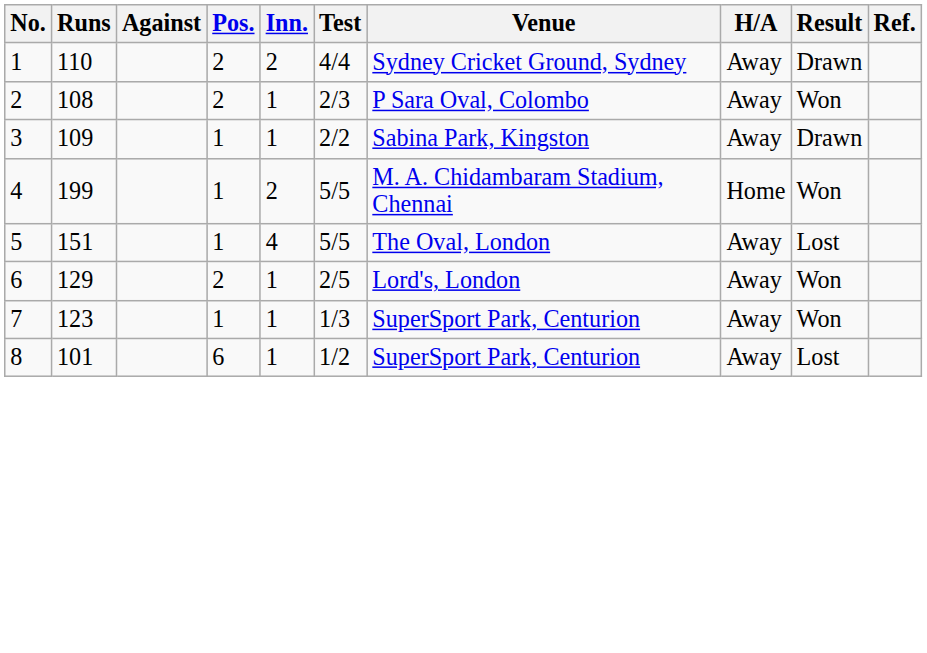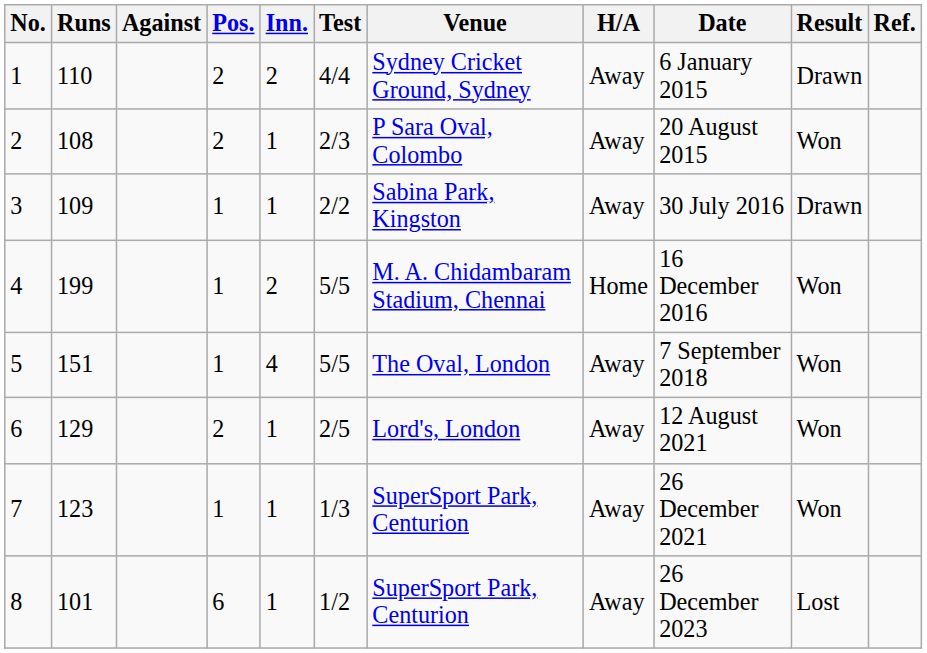+ column: (722, 23)
(818, 242) Lost -> (819, 364) Won
